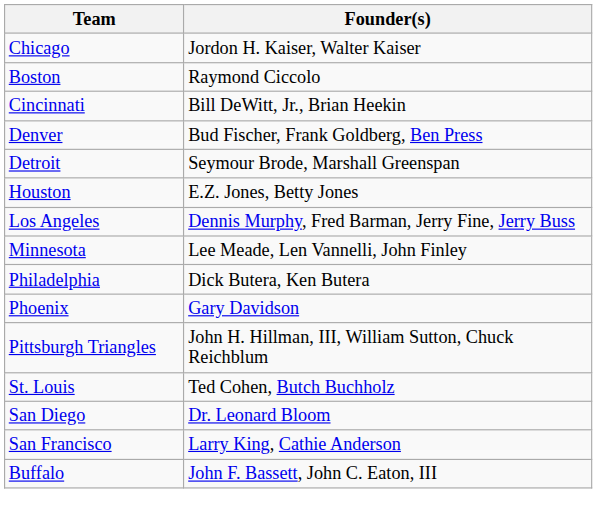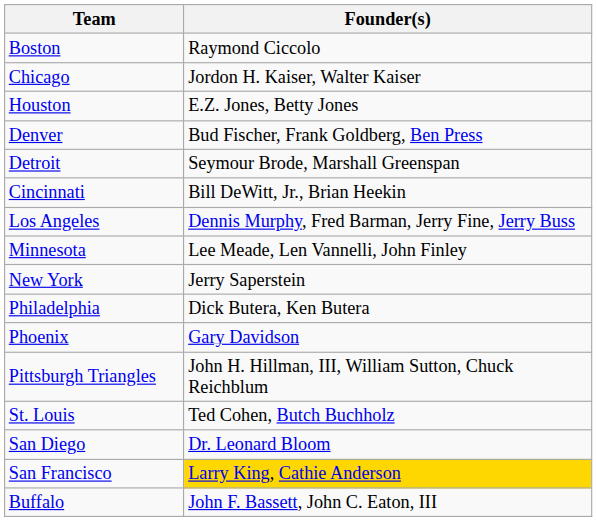rows swapped: (35, 76) <-> (39, 47)
rows swapped: (47, 105) <-> (40, 192)
+ row: (46, 279)
(295, 444) no background -> (295, 473) gold background
